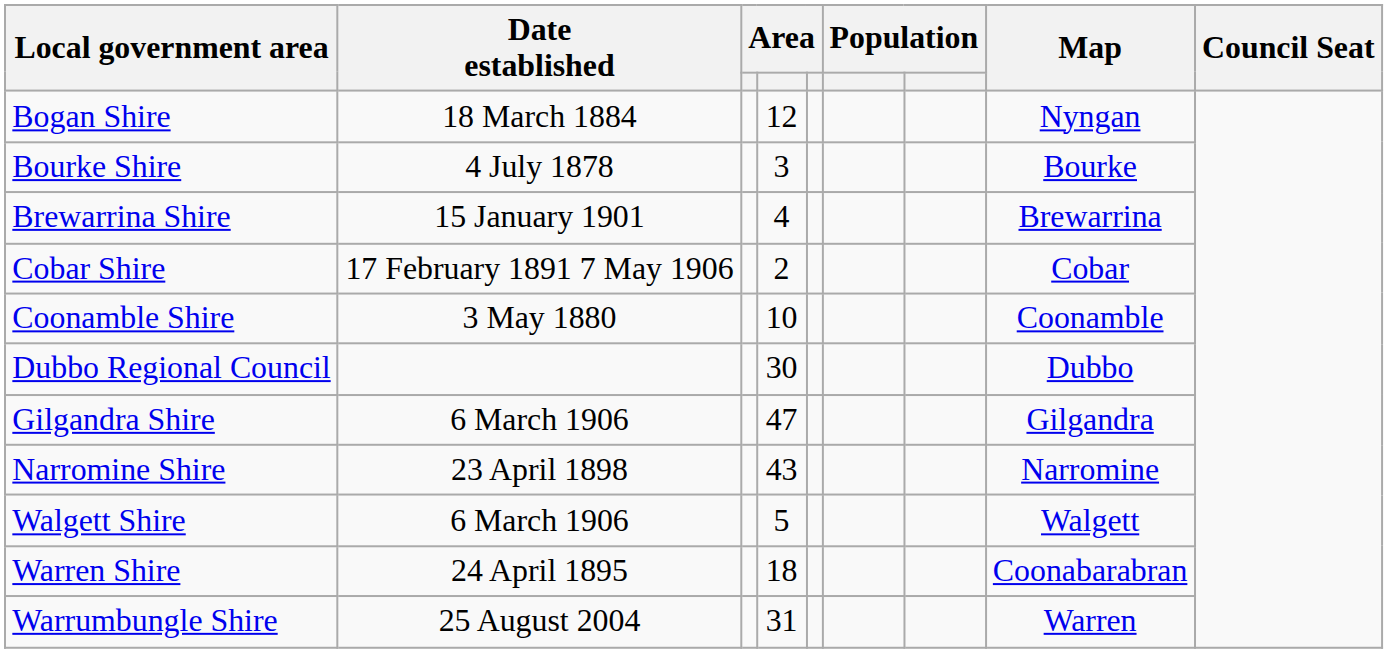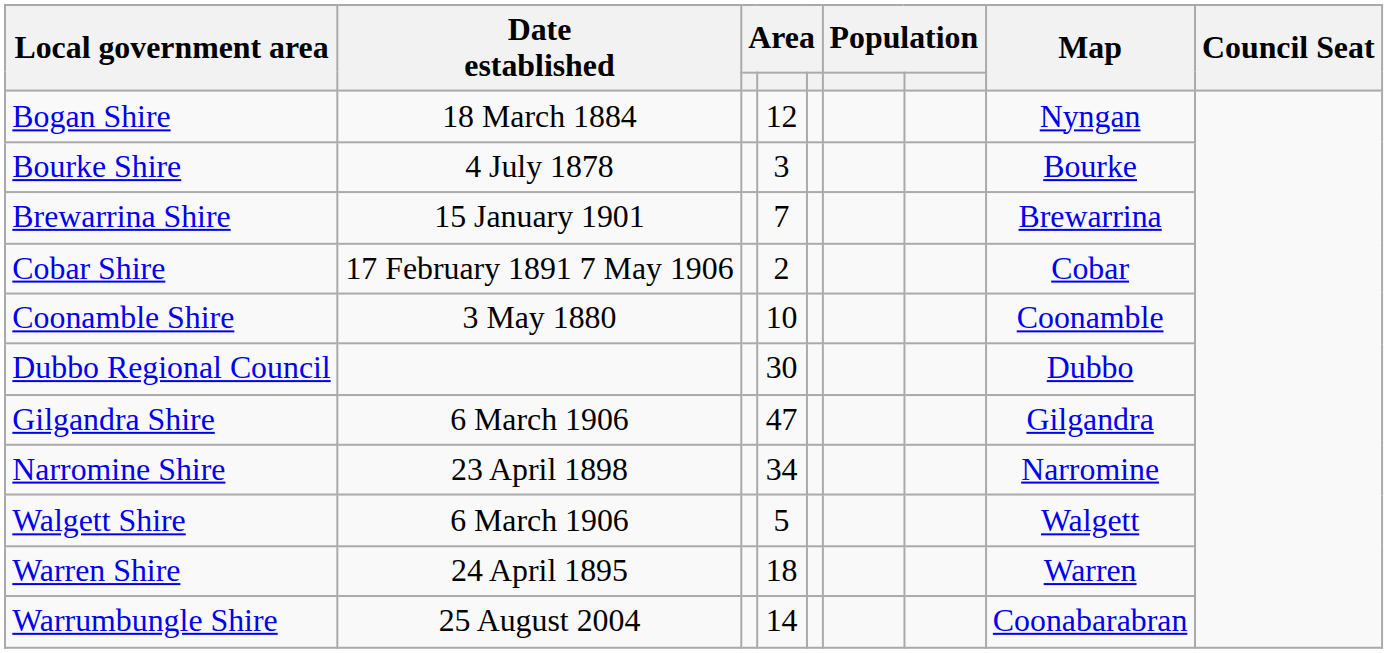(782, 217) 4 -> (782, 217) 7
(782, 469) 43 -> (782, 469) 34
(1090, 570) Coonabarabran -> (1090, 570) Warren
(782, 621) 31 -> (782, 621) 14
(1090, 621) Warren -> (1090, 621) Coonabarabran
